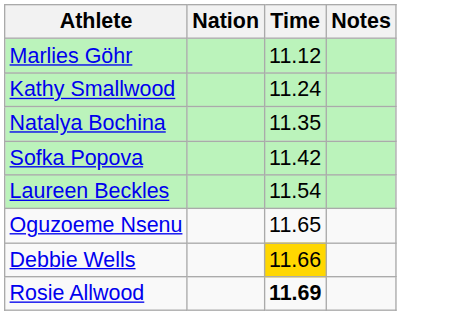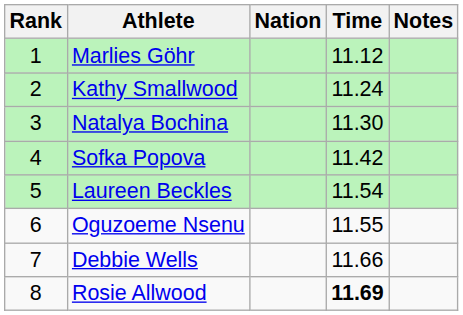+ column: (36, 21)
(295, 123) 11.35 -> (357, 123) 11.30
(295, 225) 11.65 -> (357, 225) 11.55
(295, 259) gold background -> (357, 259) no background
